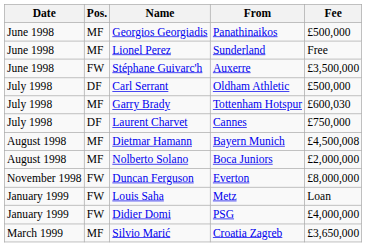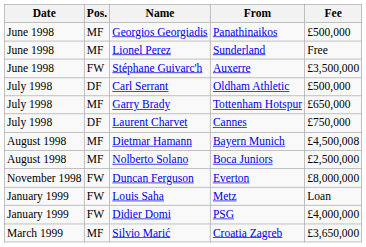(329, 104) £600,030 -> (329, 104) £650,000
(333, 159) £2,000,000 -> (333, 159) £2,500,000
